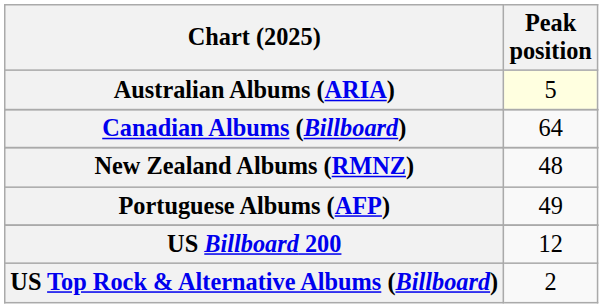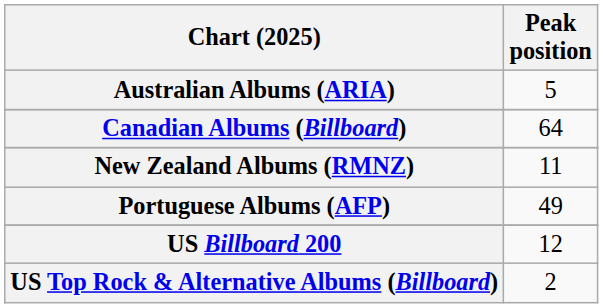(551, 89) lightyellow background -> (551, 89) no background
(551, 166) 48 -> (551, 166) 11
